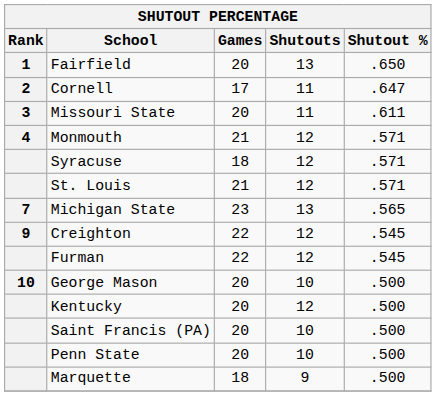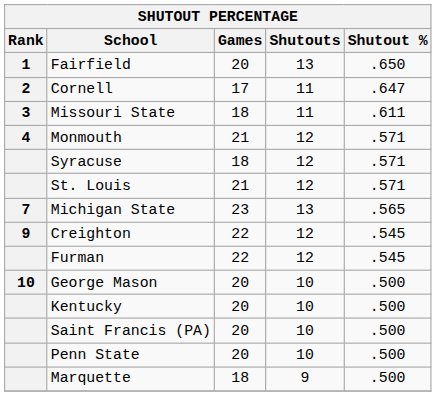(240, 113) 20 -> (240, 113) 18
(305, 306) 12 -> (305, 306) 10
